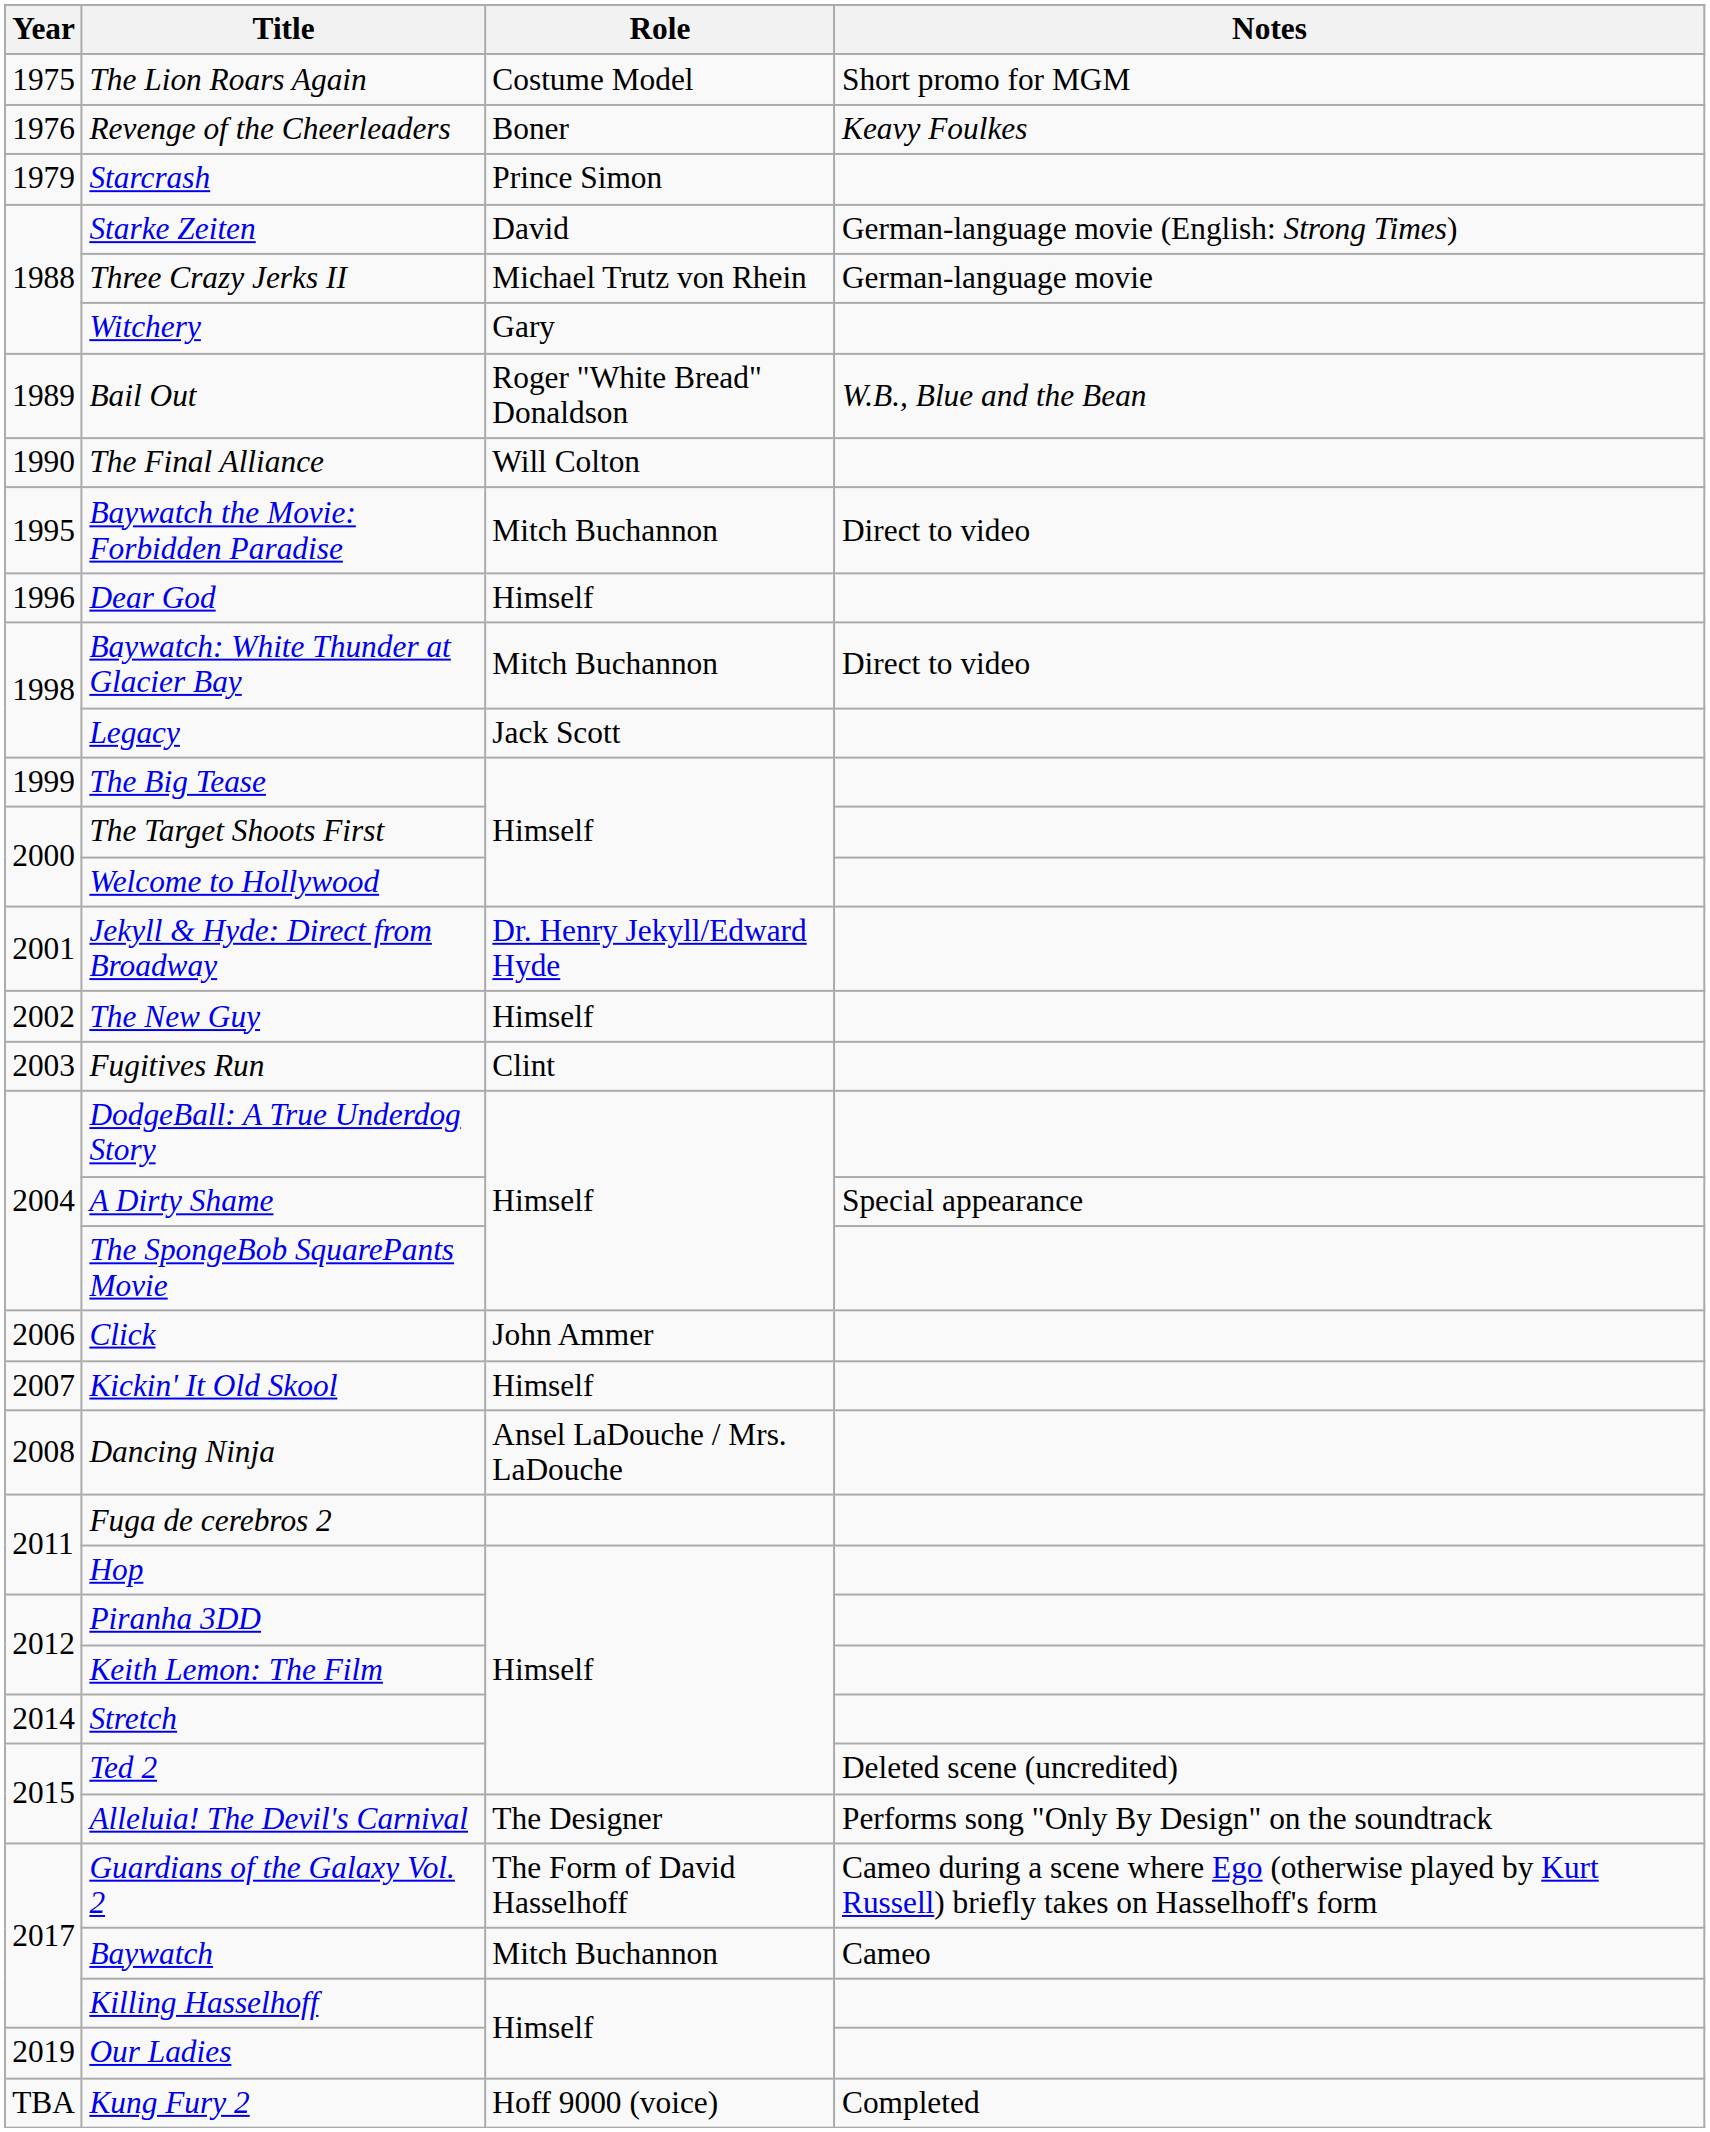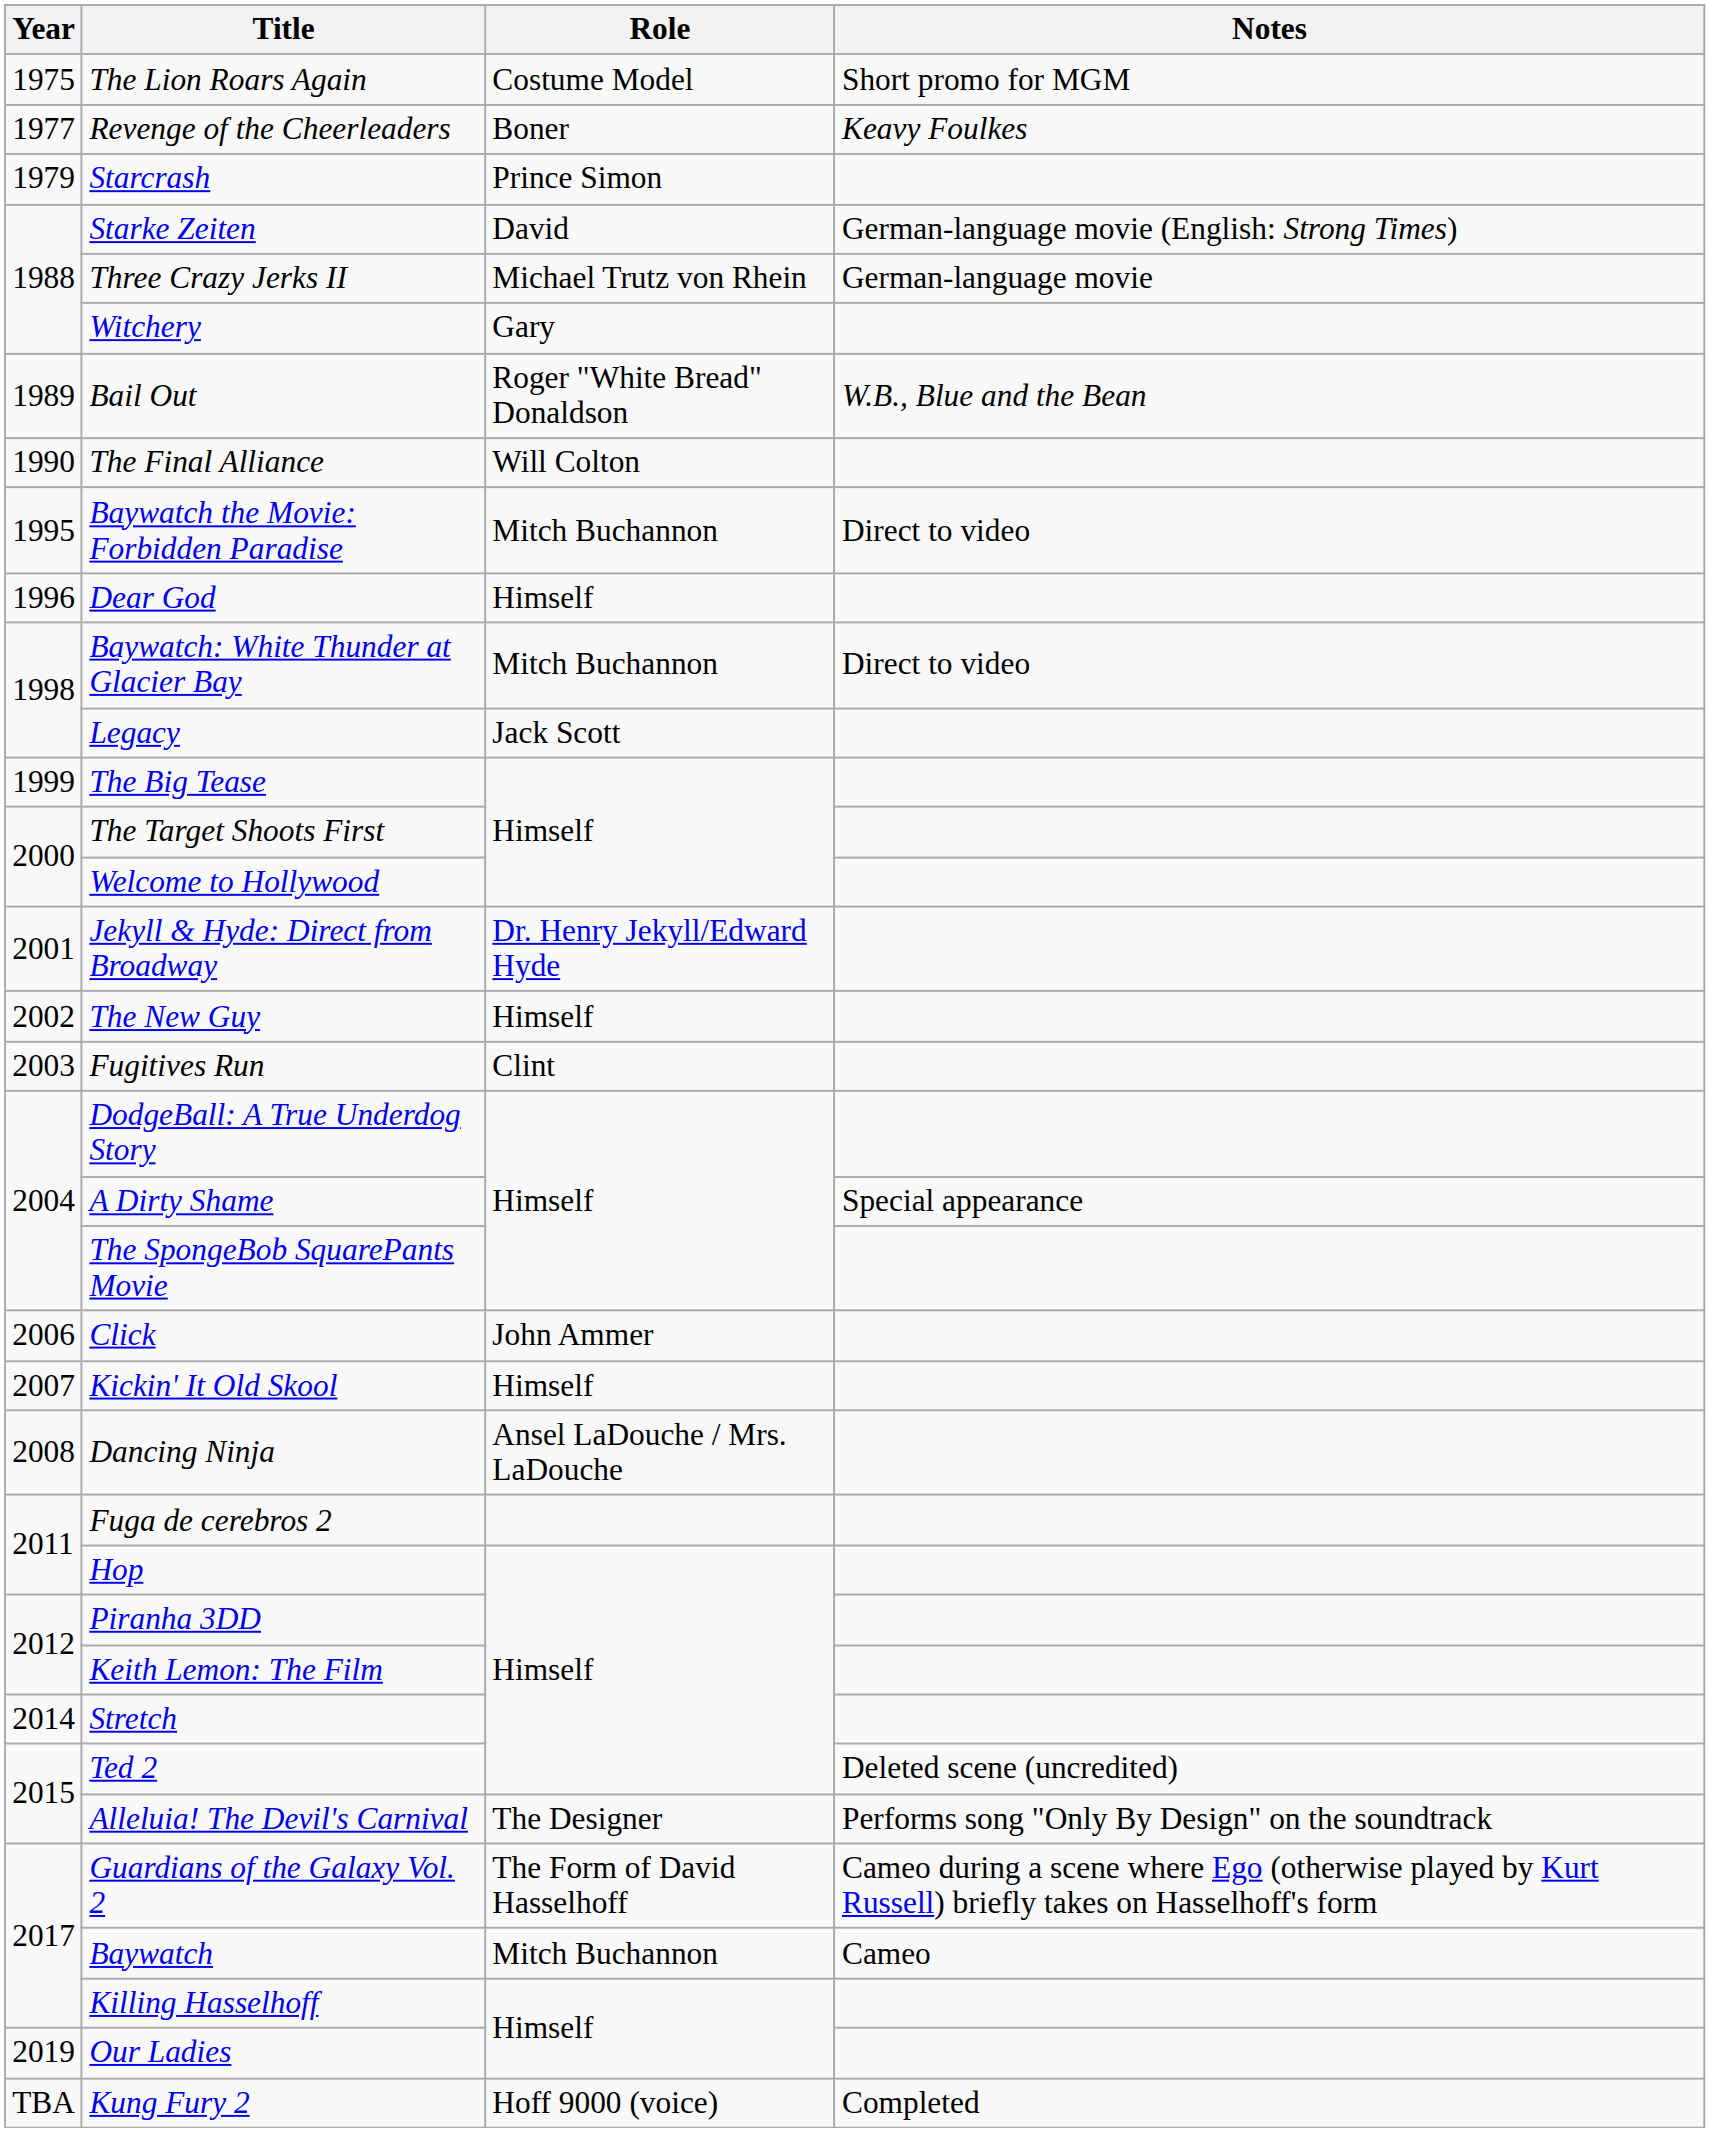(44, 128) 1976 -> (44, 128) 1977
